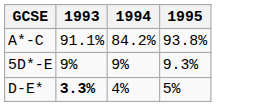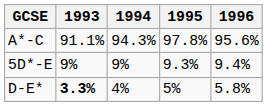+ column: (236, 17)
(133, 41) 84.2% -> (133, 41) 94.3%
(185, 41) 93.8% -> (185, 41) 97.8%
